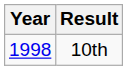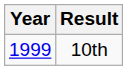(30, 49) 1998 -> (30, 49) 1999
